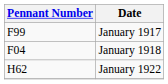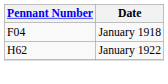- row: (130, 32)
